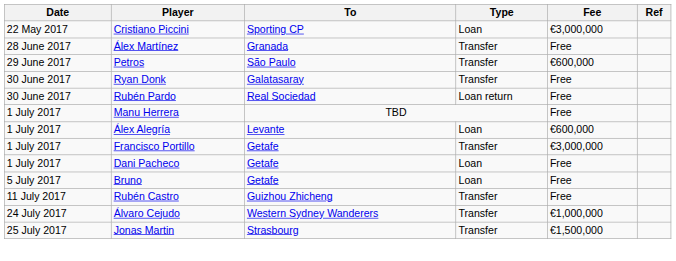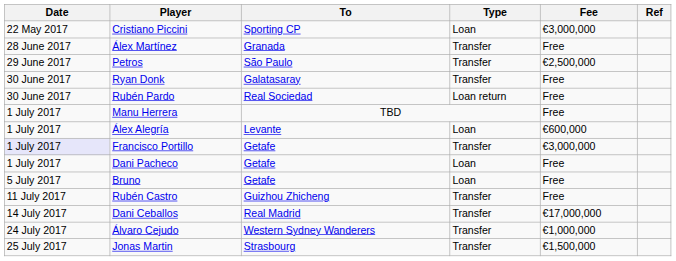(572, 63) €600,000 -> (569, 63) €2,500,000
(34, 146) no background -> (34, 146) lavender background
+ row: (145, 213)
